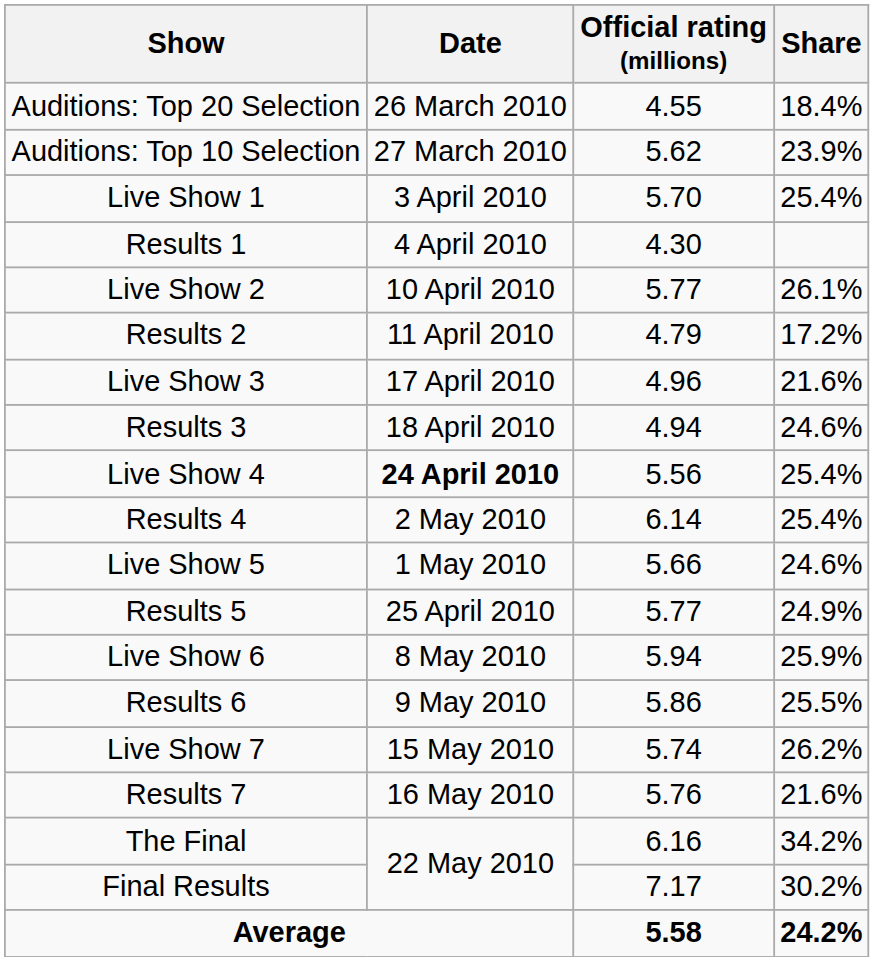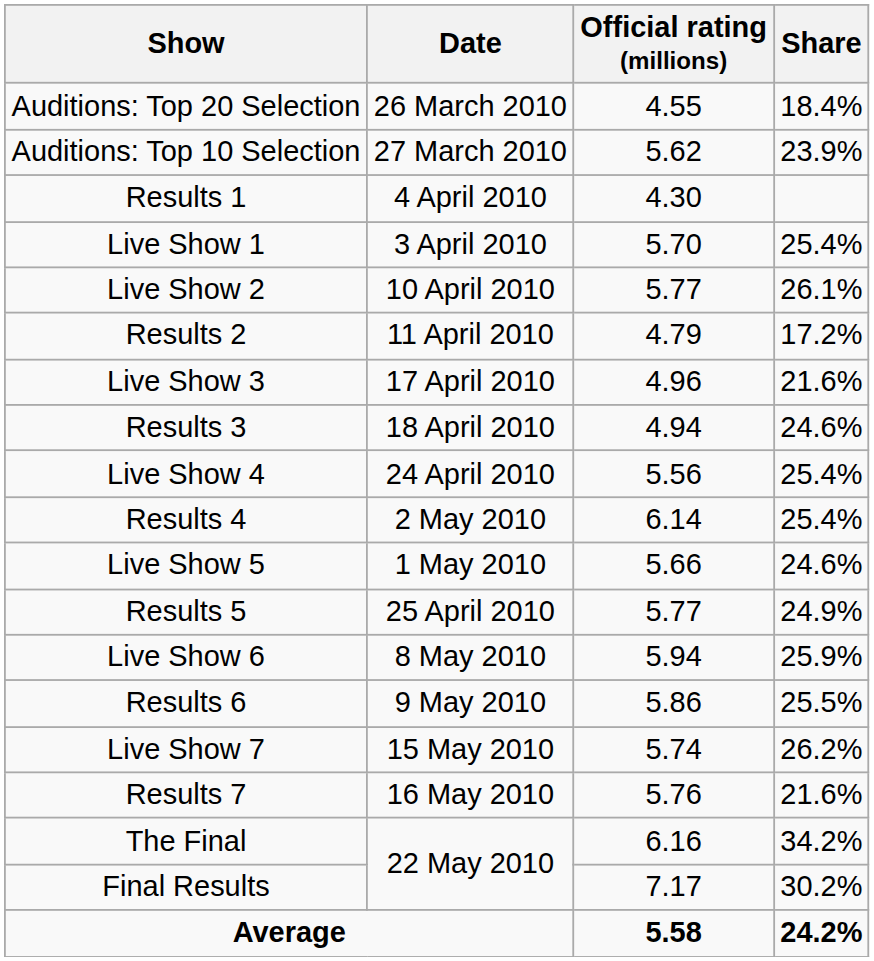rows swapped: (186, 197) <-> (186, 243)
(470, 473) bold -> (470, 473) normal
